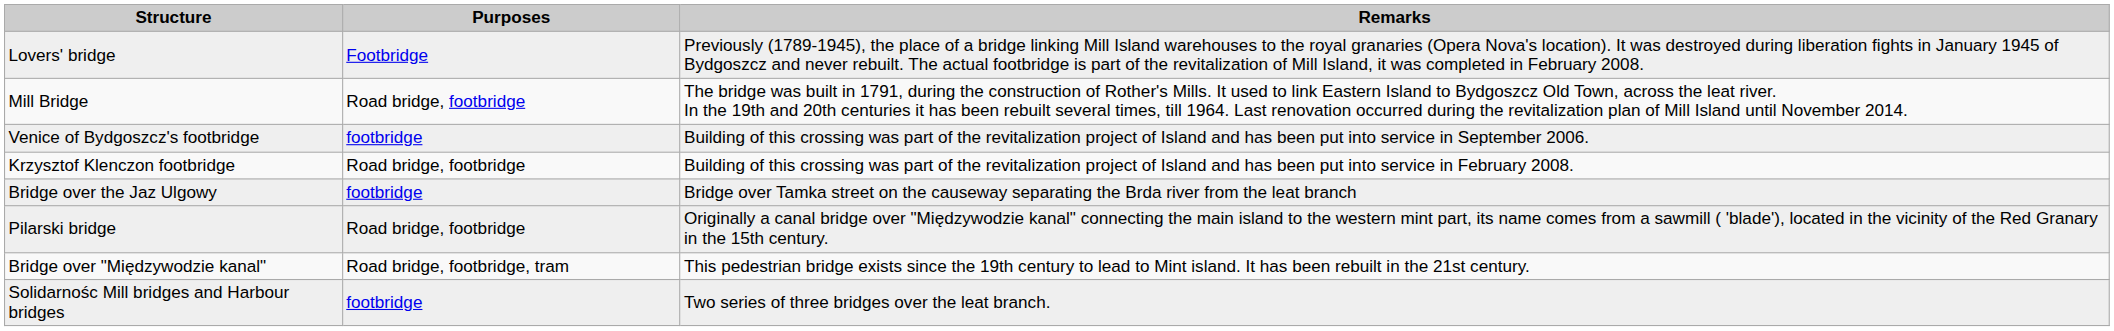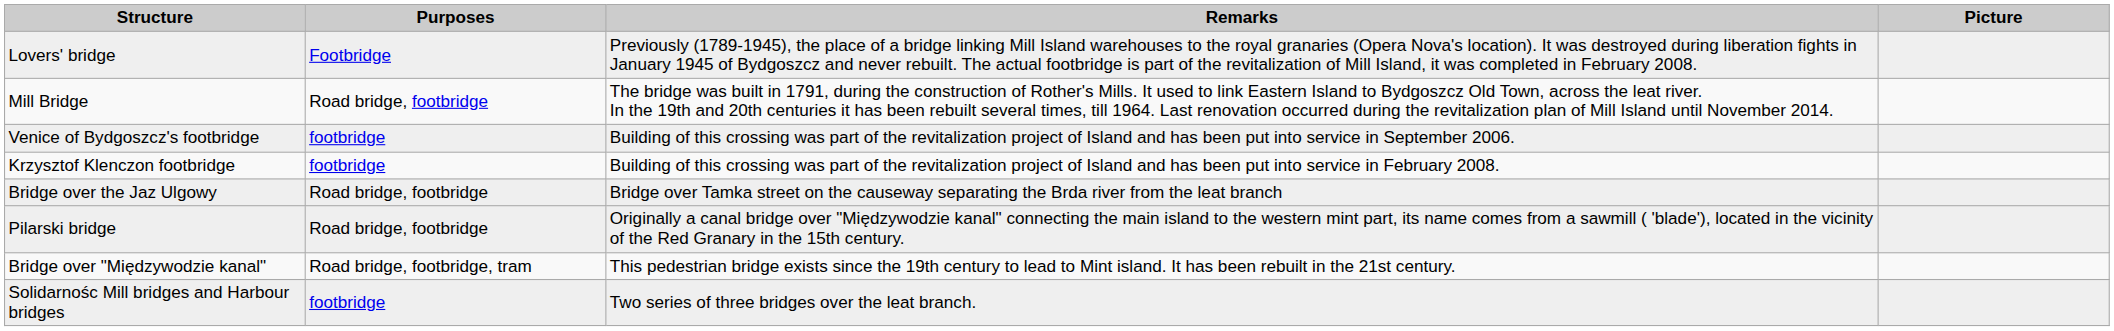+ column: (1994, 18)
(436, 165) Road bridge, footbridge -> (347, 165) footbridge
(384, 192) footbridge -> (399, 192) Road bridge, footbridge
